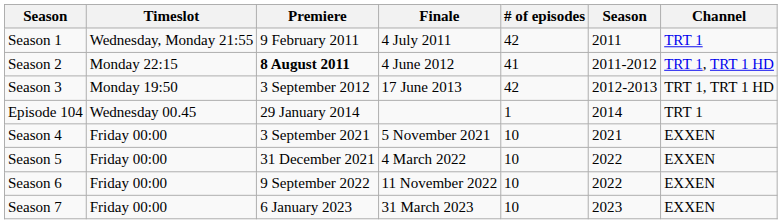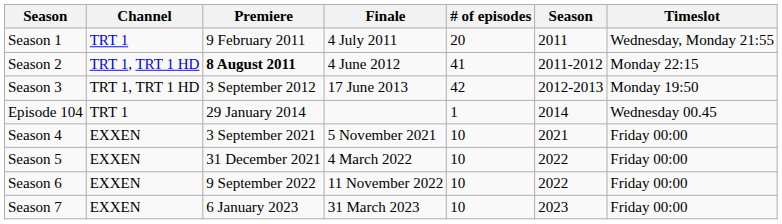columns swapped: (171, 16) <-> (719, 16)
(512, 40) 42 -> (458, 40) 20
